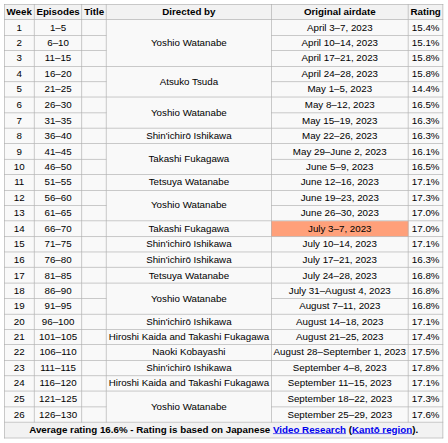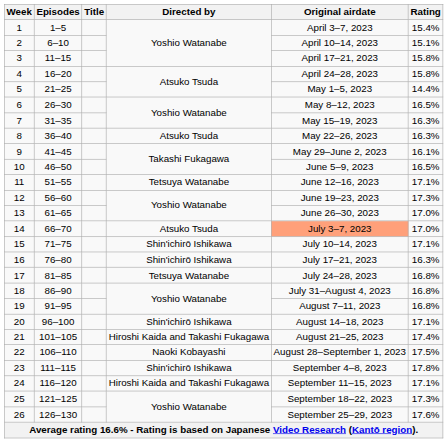(189, 136) Shin'ichirō Ishikawa -> (189, 136) Atsuko Tsuda
(189, 228) Takashi Fukagawa -> (189, 228) Atsuko Tsuda
